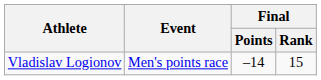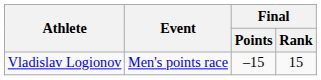(254, 63) –14 -> (254, 63) –15
